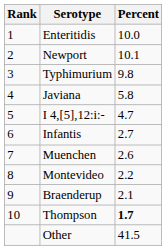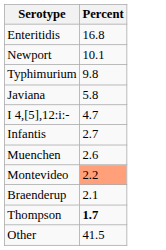- column: (22, 14)
(129, 34) 10.0 -> (94, 34) 16.8
(126, 174) no background -> (90, 174) lightsalmon background
